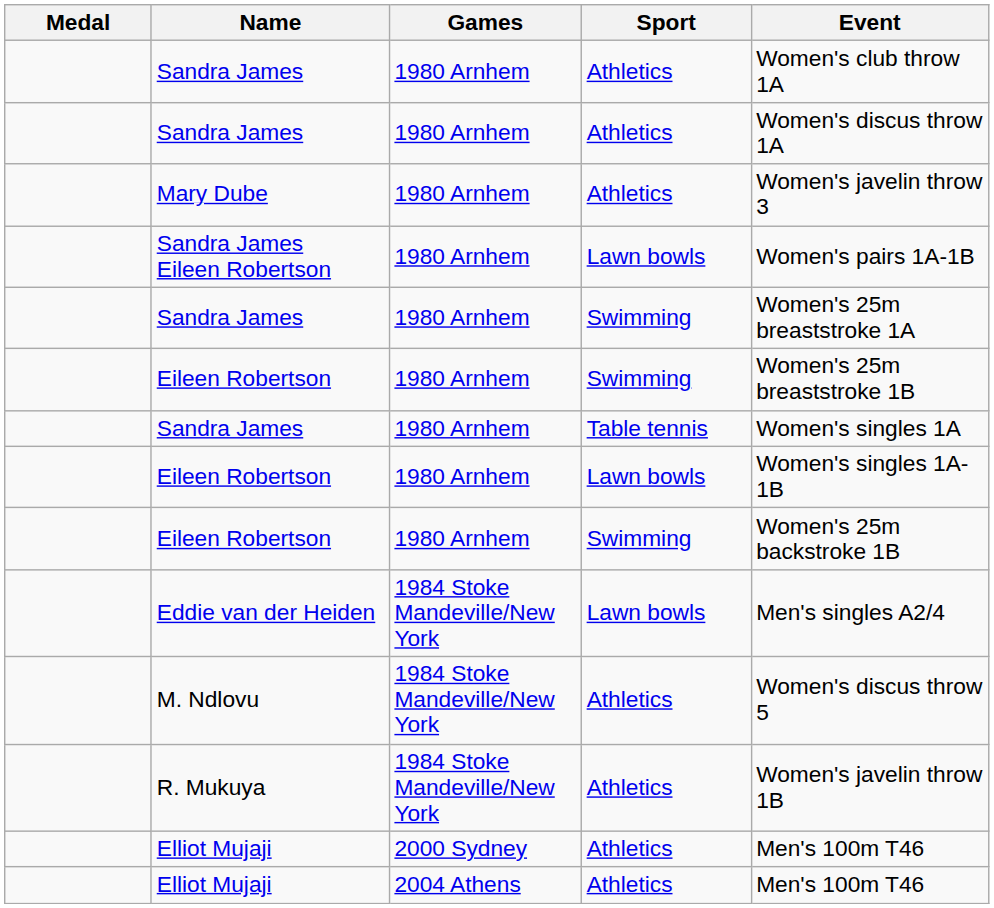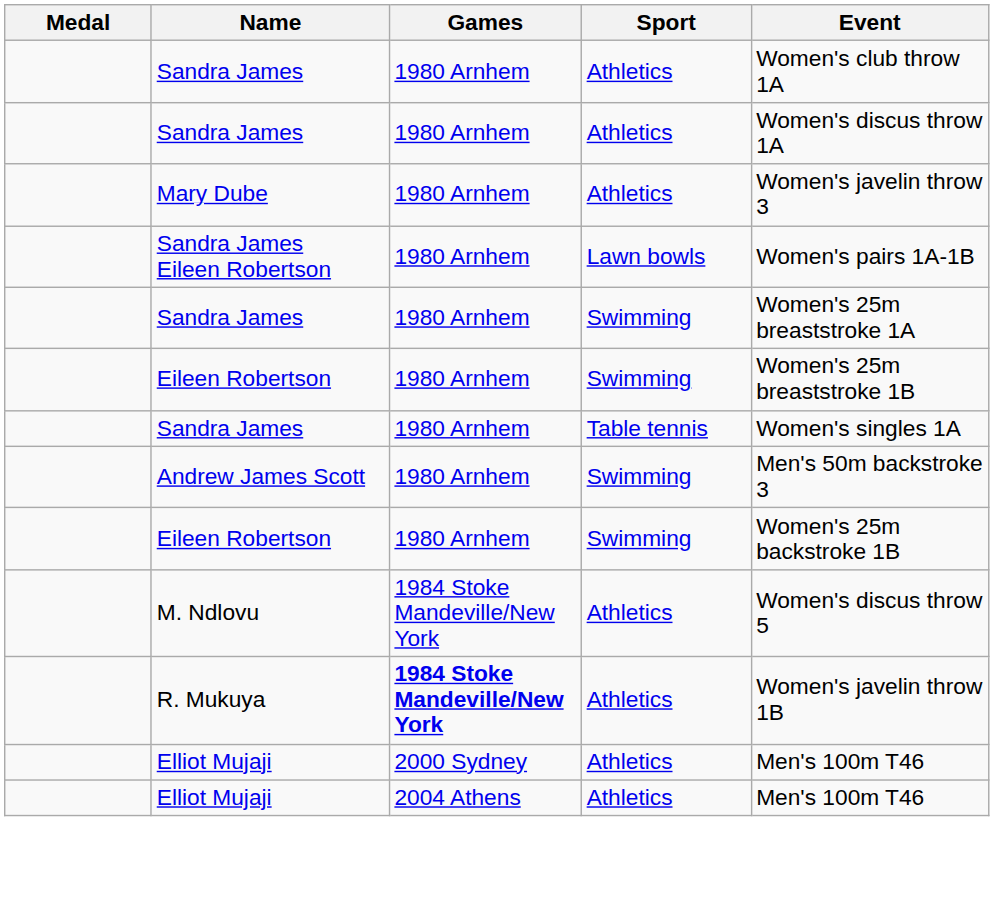- row: (244, 476)
+ row: (261, 476)
- row: (266, 612)
(475, 787) normal -> (479, 700) bold
